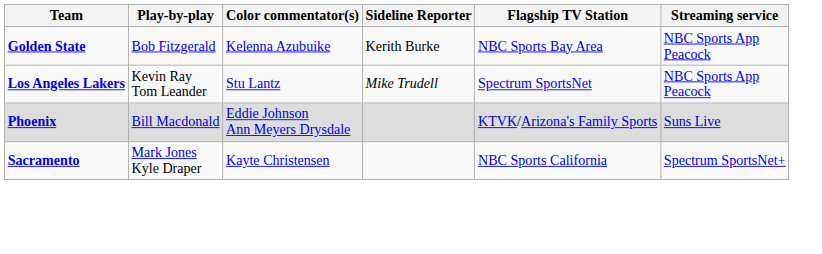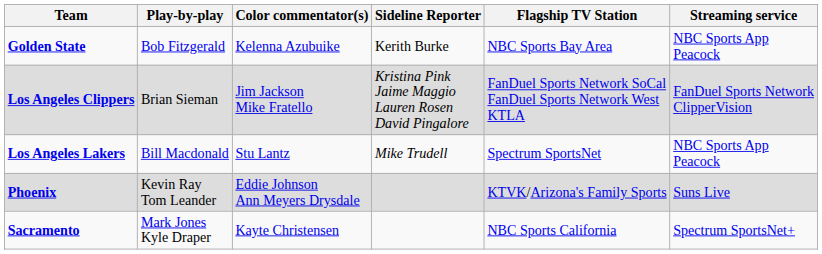+ row: (71, 99)
(169, 84) Kevin Ray Tom Leander -> (185, 153) Bill Macdonald
(176, 122) Bill Macdonald -> (179, 192) Kevin Ray Tom Leander
